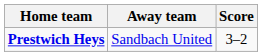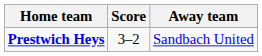columns swapped: (236, 16) <-> (162, 16)
